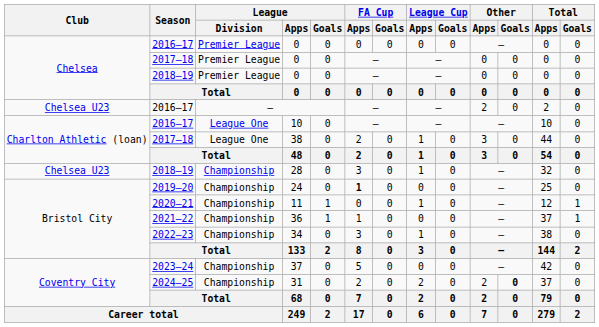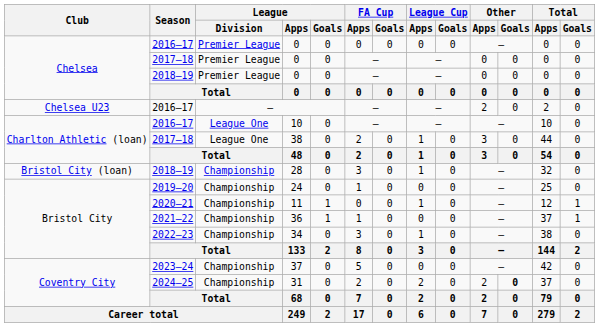(77, 171) Chelsea U23 -> (77, 171) Bristol City (loan)
(359, 187) bold -> (359, 187) normal
